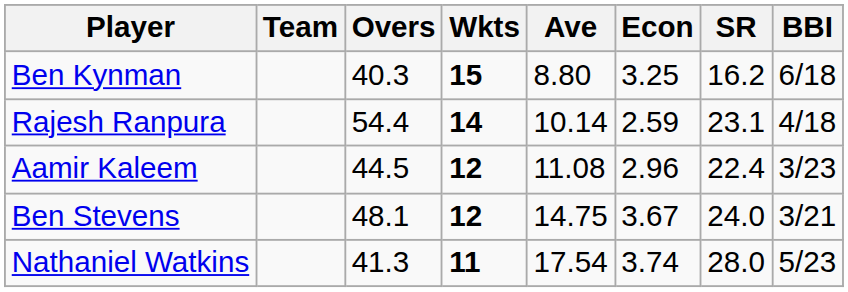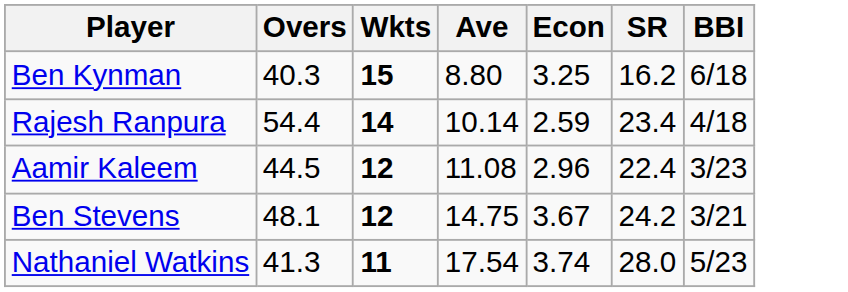- column: (300, 27)
(736, 121) 23.1 -> (647, 121) 23.4
(736, 215) 24.0 -> (647, 215) 24.2
